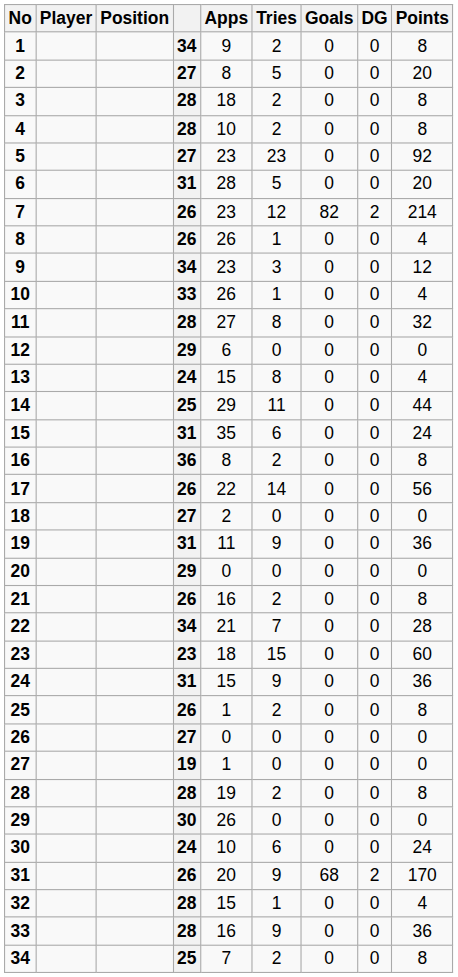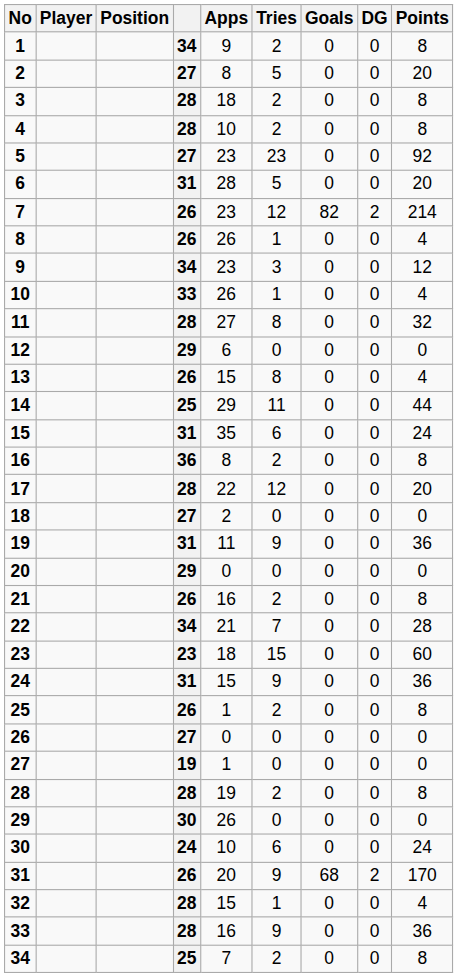(187, 377) 24 -> (187, 377) 26
(187, 488) 26 -> (187, 488) 28
(277, 488) 14 -> (277, 488) 12
(422, 488) 56 -> (422, 488) 20
